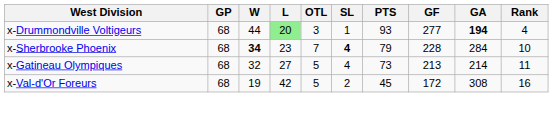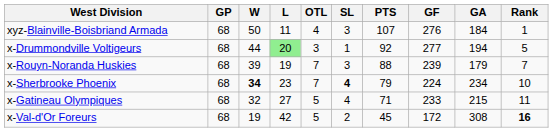+ row: (87, 30)
(386, 30) 93 -> (386, 48) 92
(478, 30) bold -> (478, 48) normal
(525, 30) 4 -> (525, 48) 5
+ row: (72, 65)
(432, 48) 228 -> (432, 83) 224
(478, 48) 284 -> (478, 83) 234
(386, 65) 73 -> (386, 100) 71
(432, 65) 213 -> (432, 100) 233
(478, 65) 214 -> (478, 100) 215
(525, 83) normal -> (525, 118) bold
